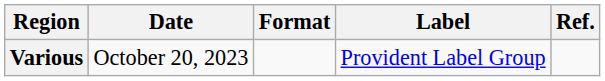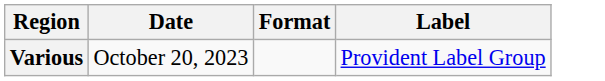- column: (575, 22)
